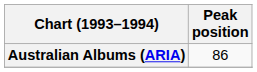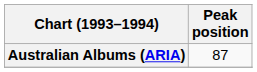(220, 55) 86 -> (220, 55) 87
